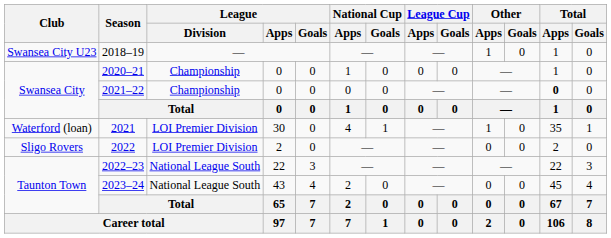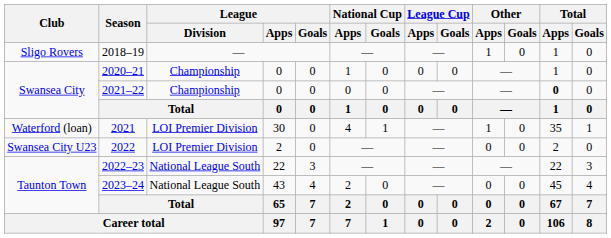(52, 52) Swansea City U23 -> (52, 52) Sligo Rovers
(52, 147) Sligo Rovers -> (52, 147) Swansea City U23
